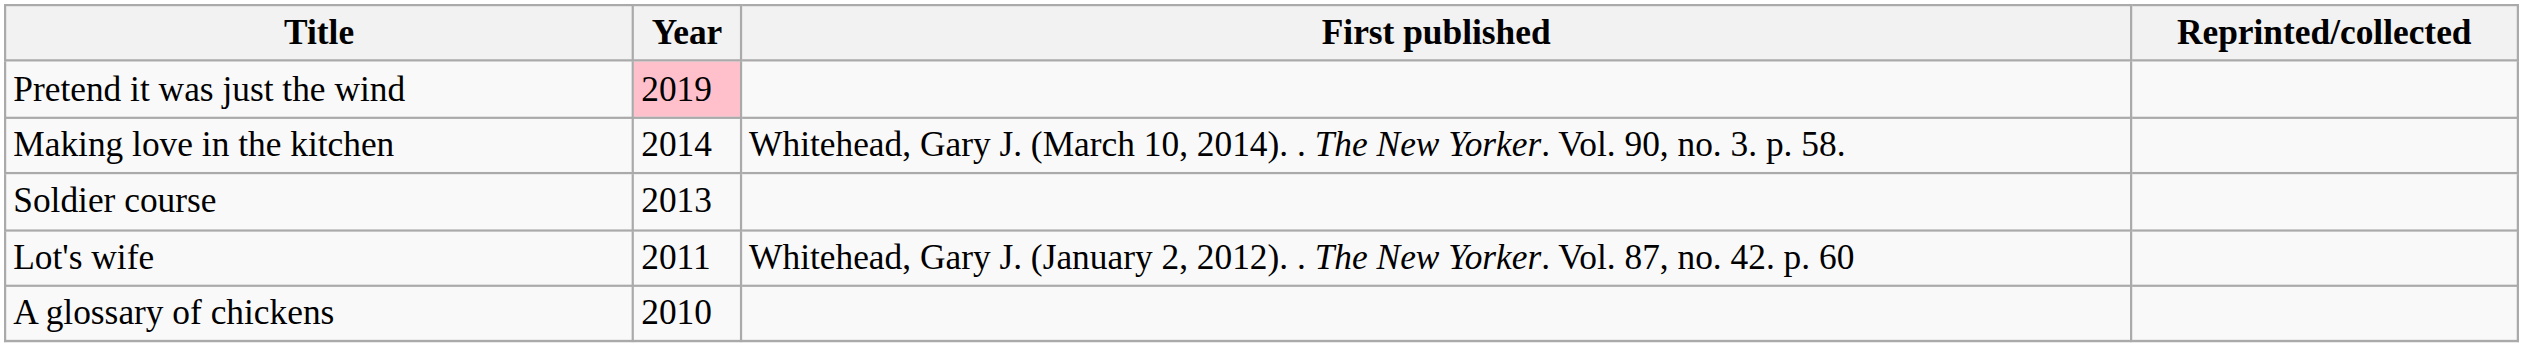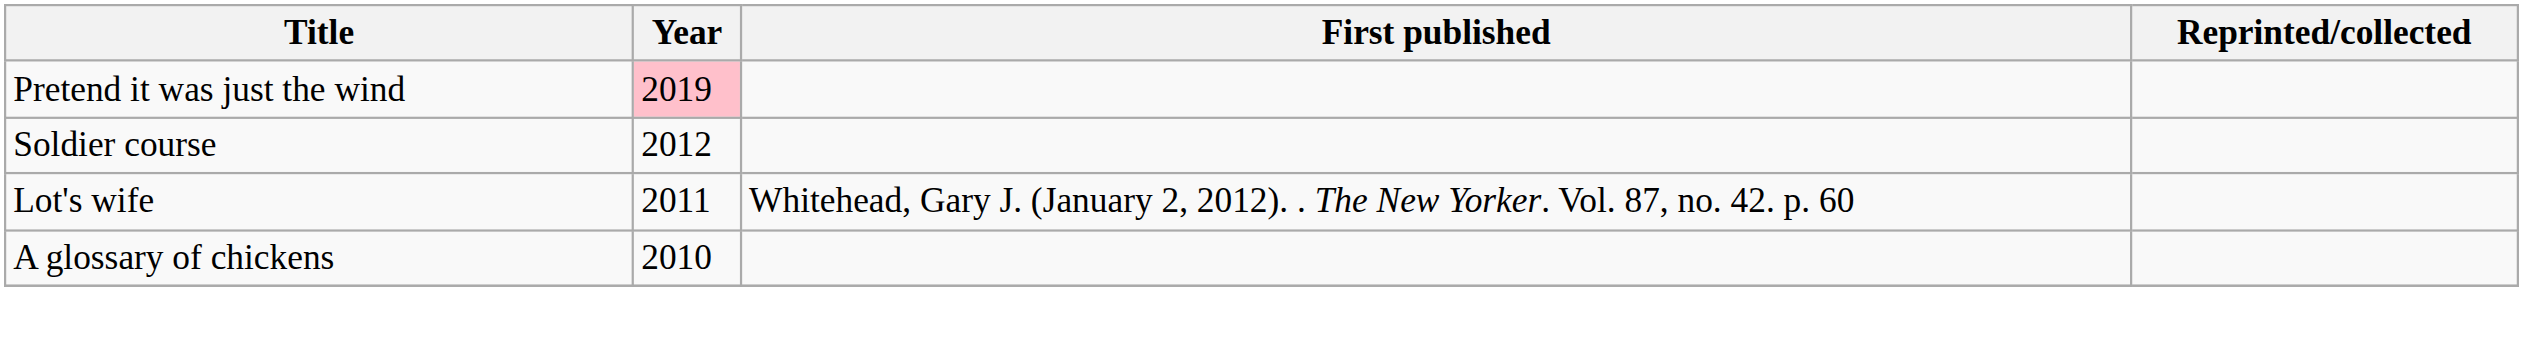- row: (204, 144)
(677, 200) 2013 -> (677, 144) 2012
